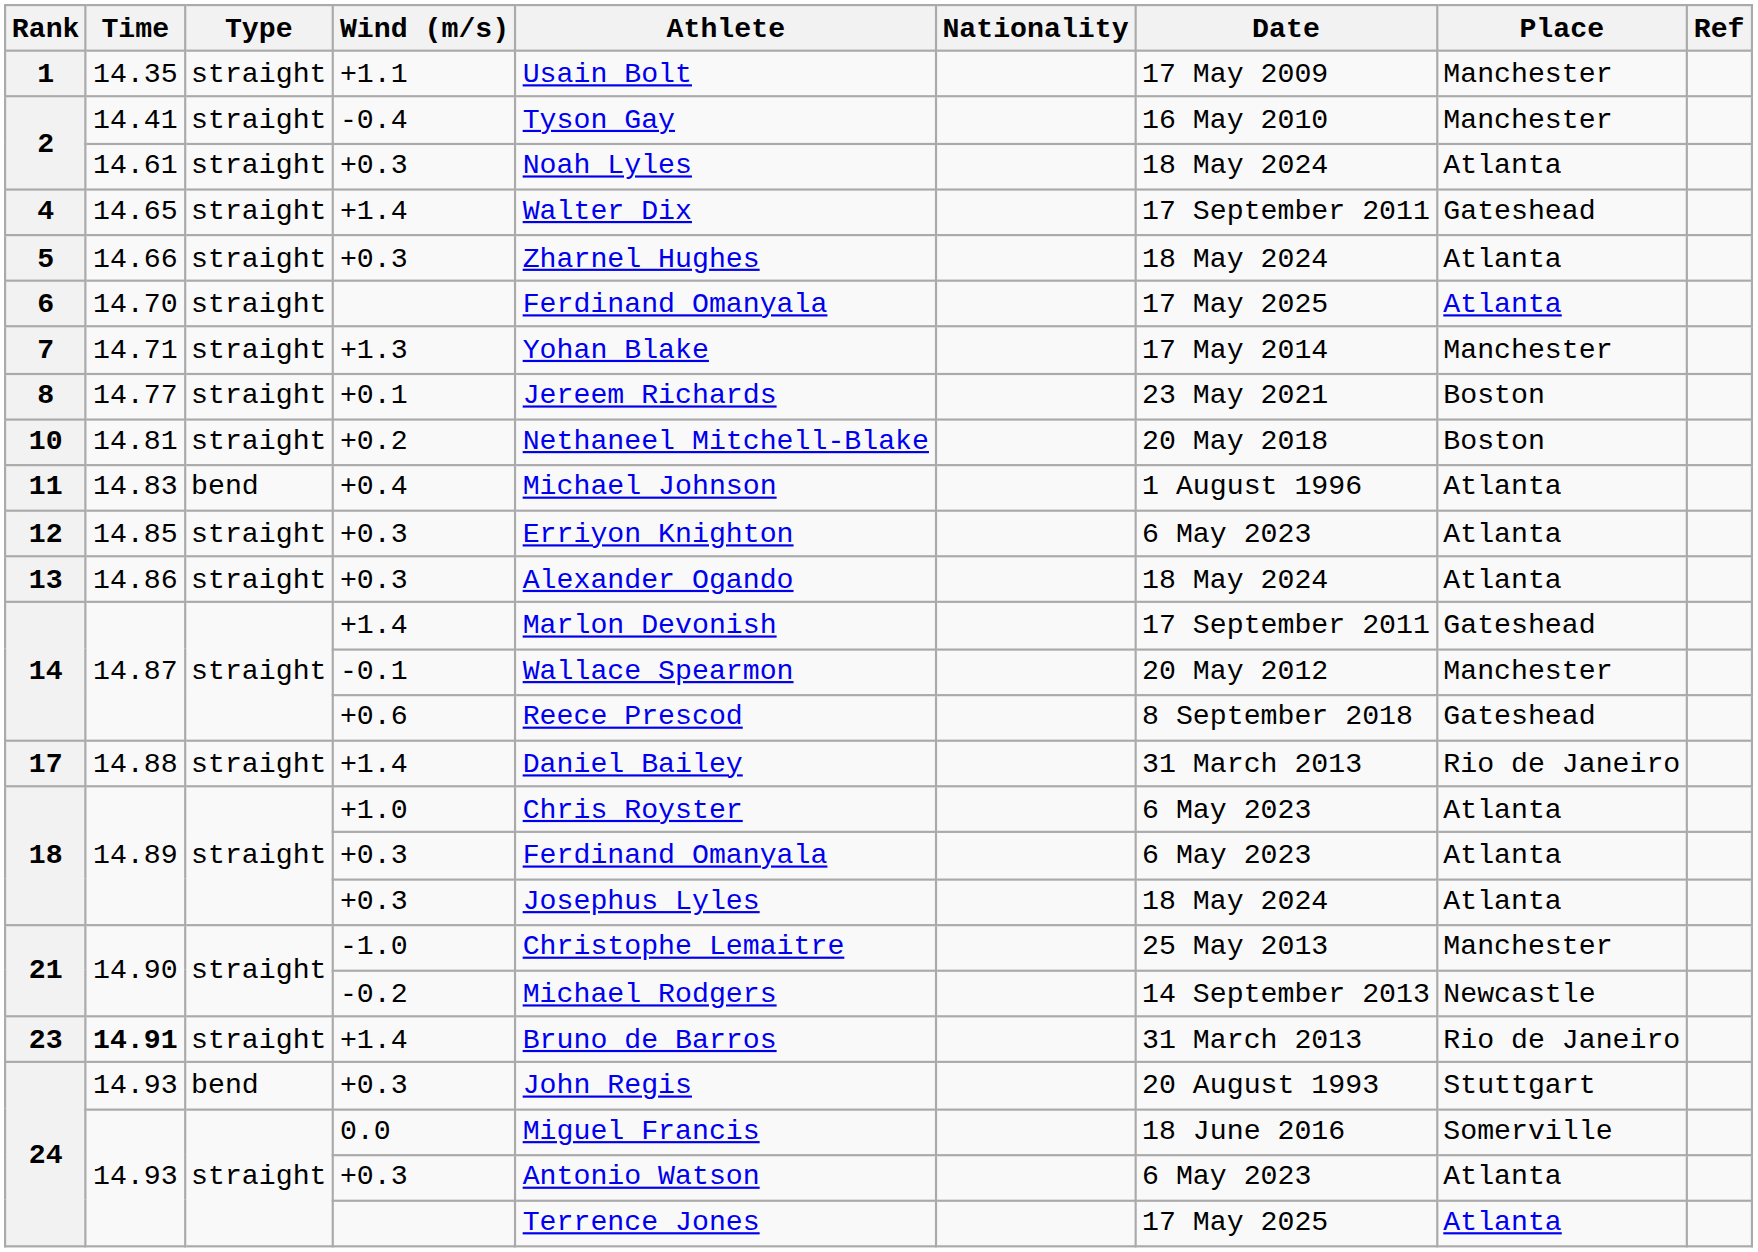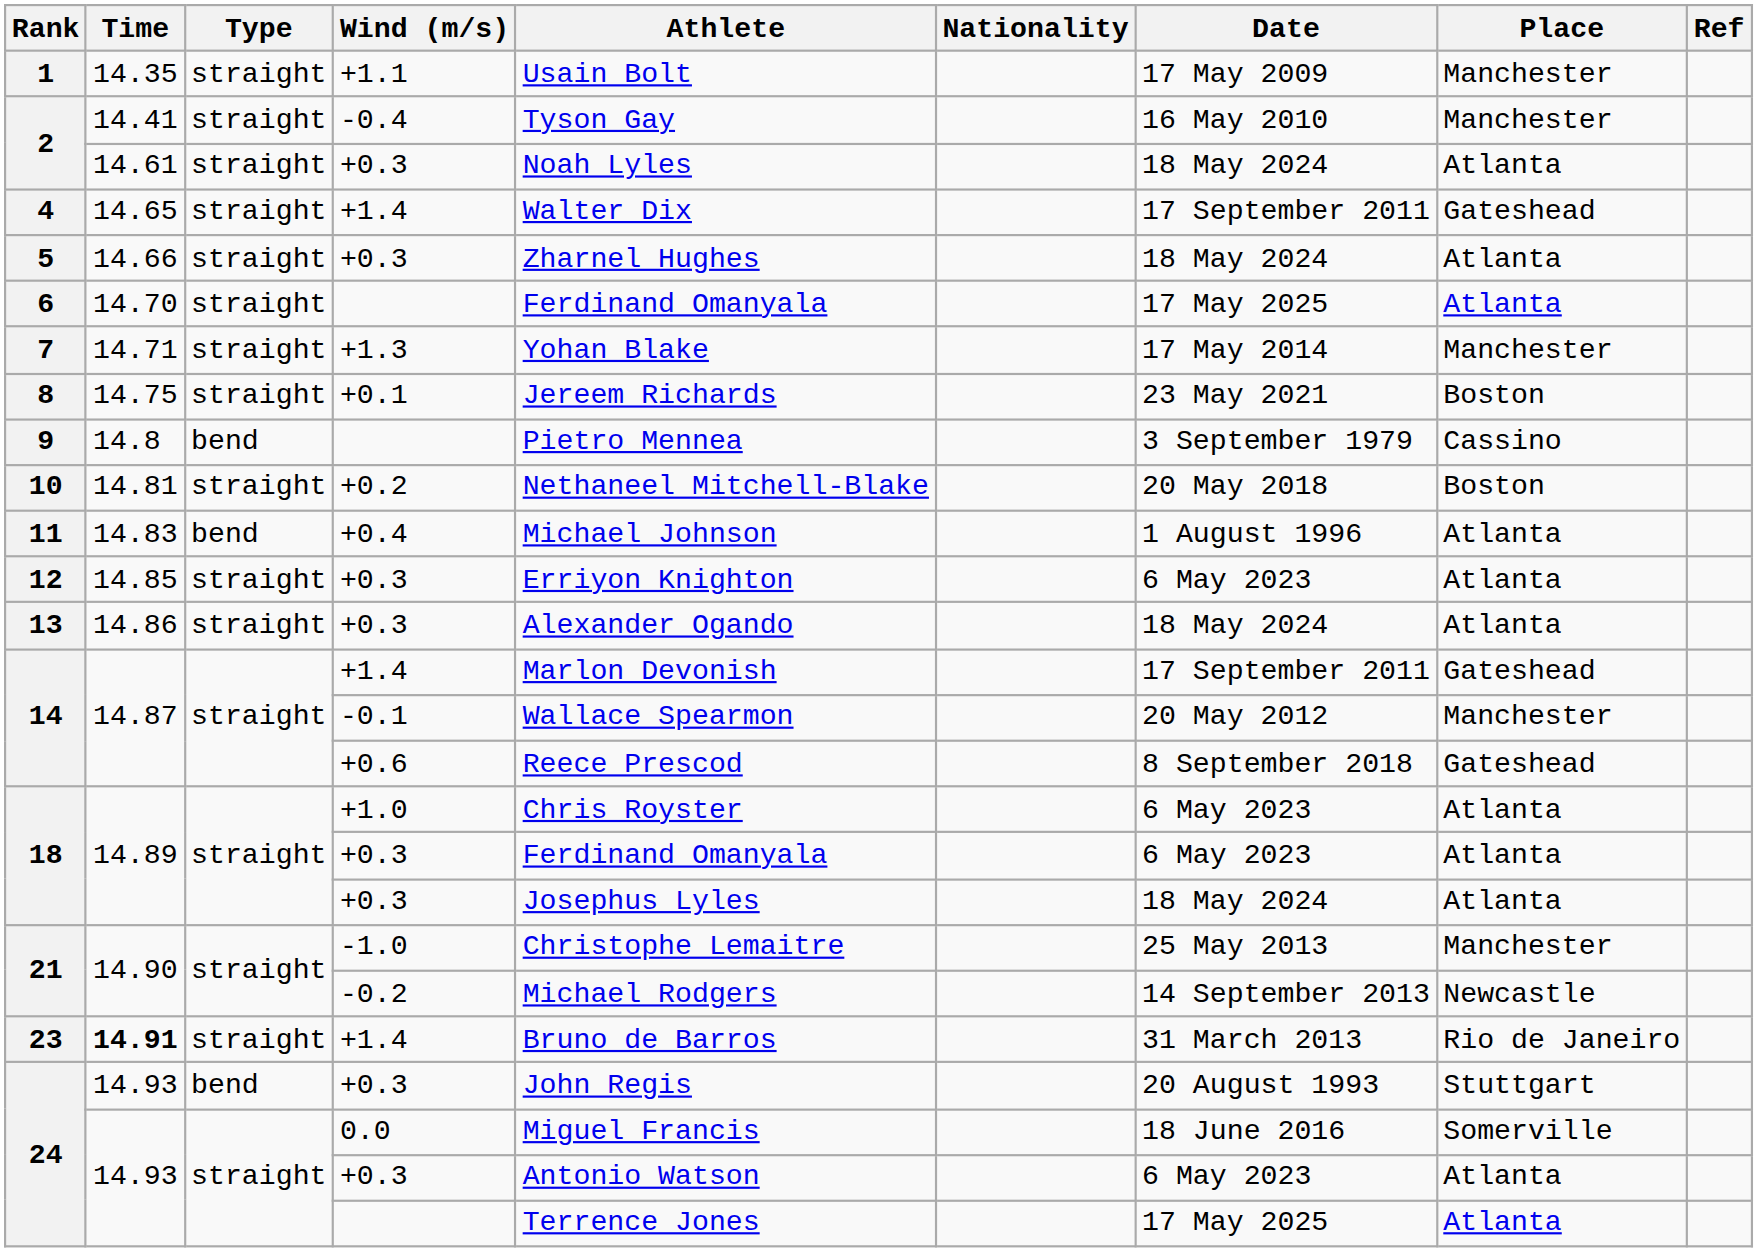(135, 396) 14.77 -> (135, 396) 14.75
+ row: (46, 442)
- row: (46, 764)
